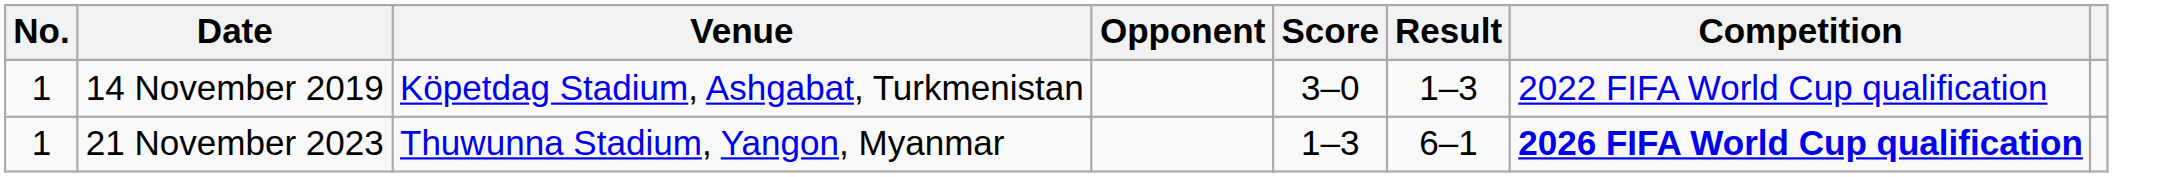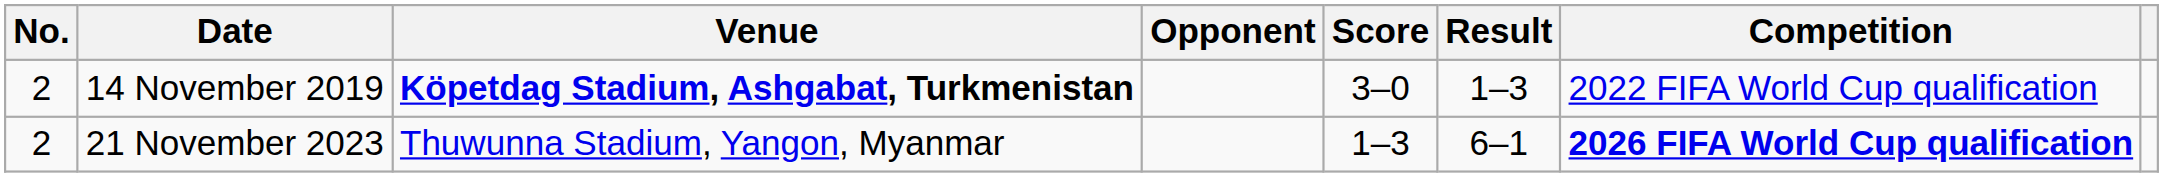(41, 87) 1 -> (41, 87) 2
(742, 87) normal -> (767, 87) bold
(41, 143) 1 -> (41, 143) 2
